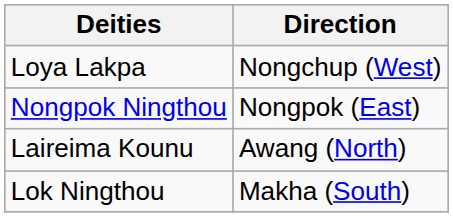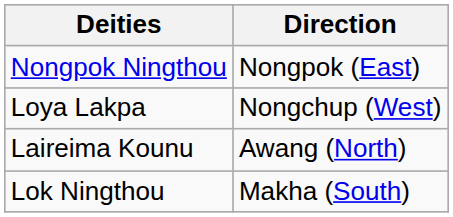rows swapped: (119, 107) <-> (78, 66)
